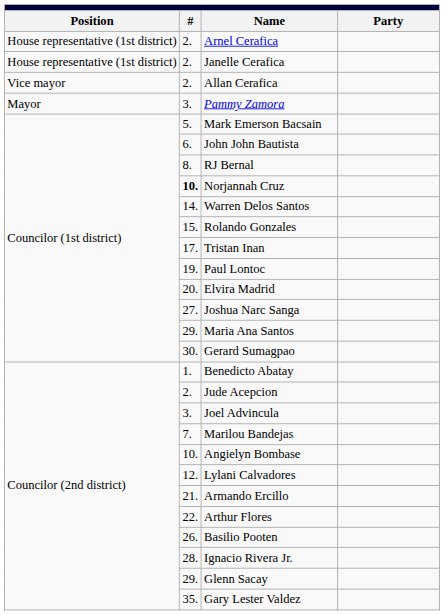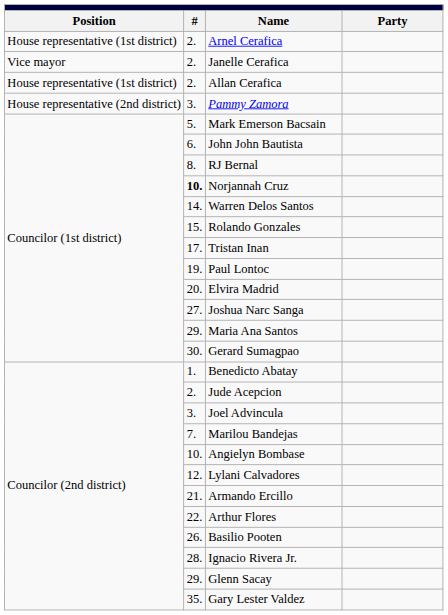(92, 62) House representative (1st district) -> (36, 62) Vice mayor
(36, 83) Vice mayor -> (92, 83) House representative (1st district)
(24, 103) Mayor -> (94, 103) House representative (2nd district)
